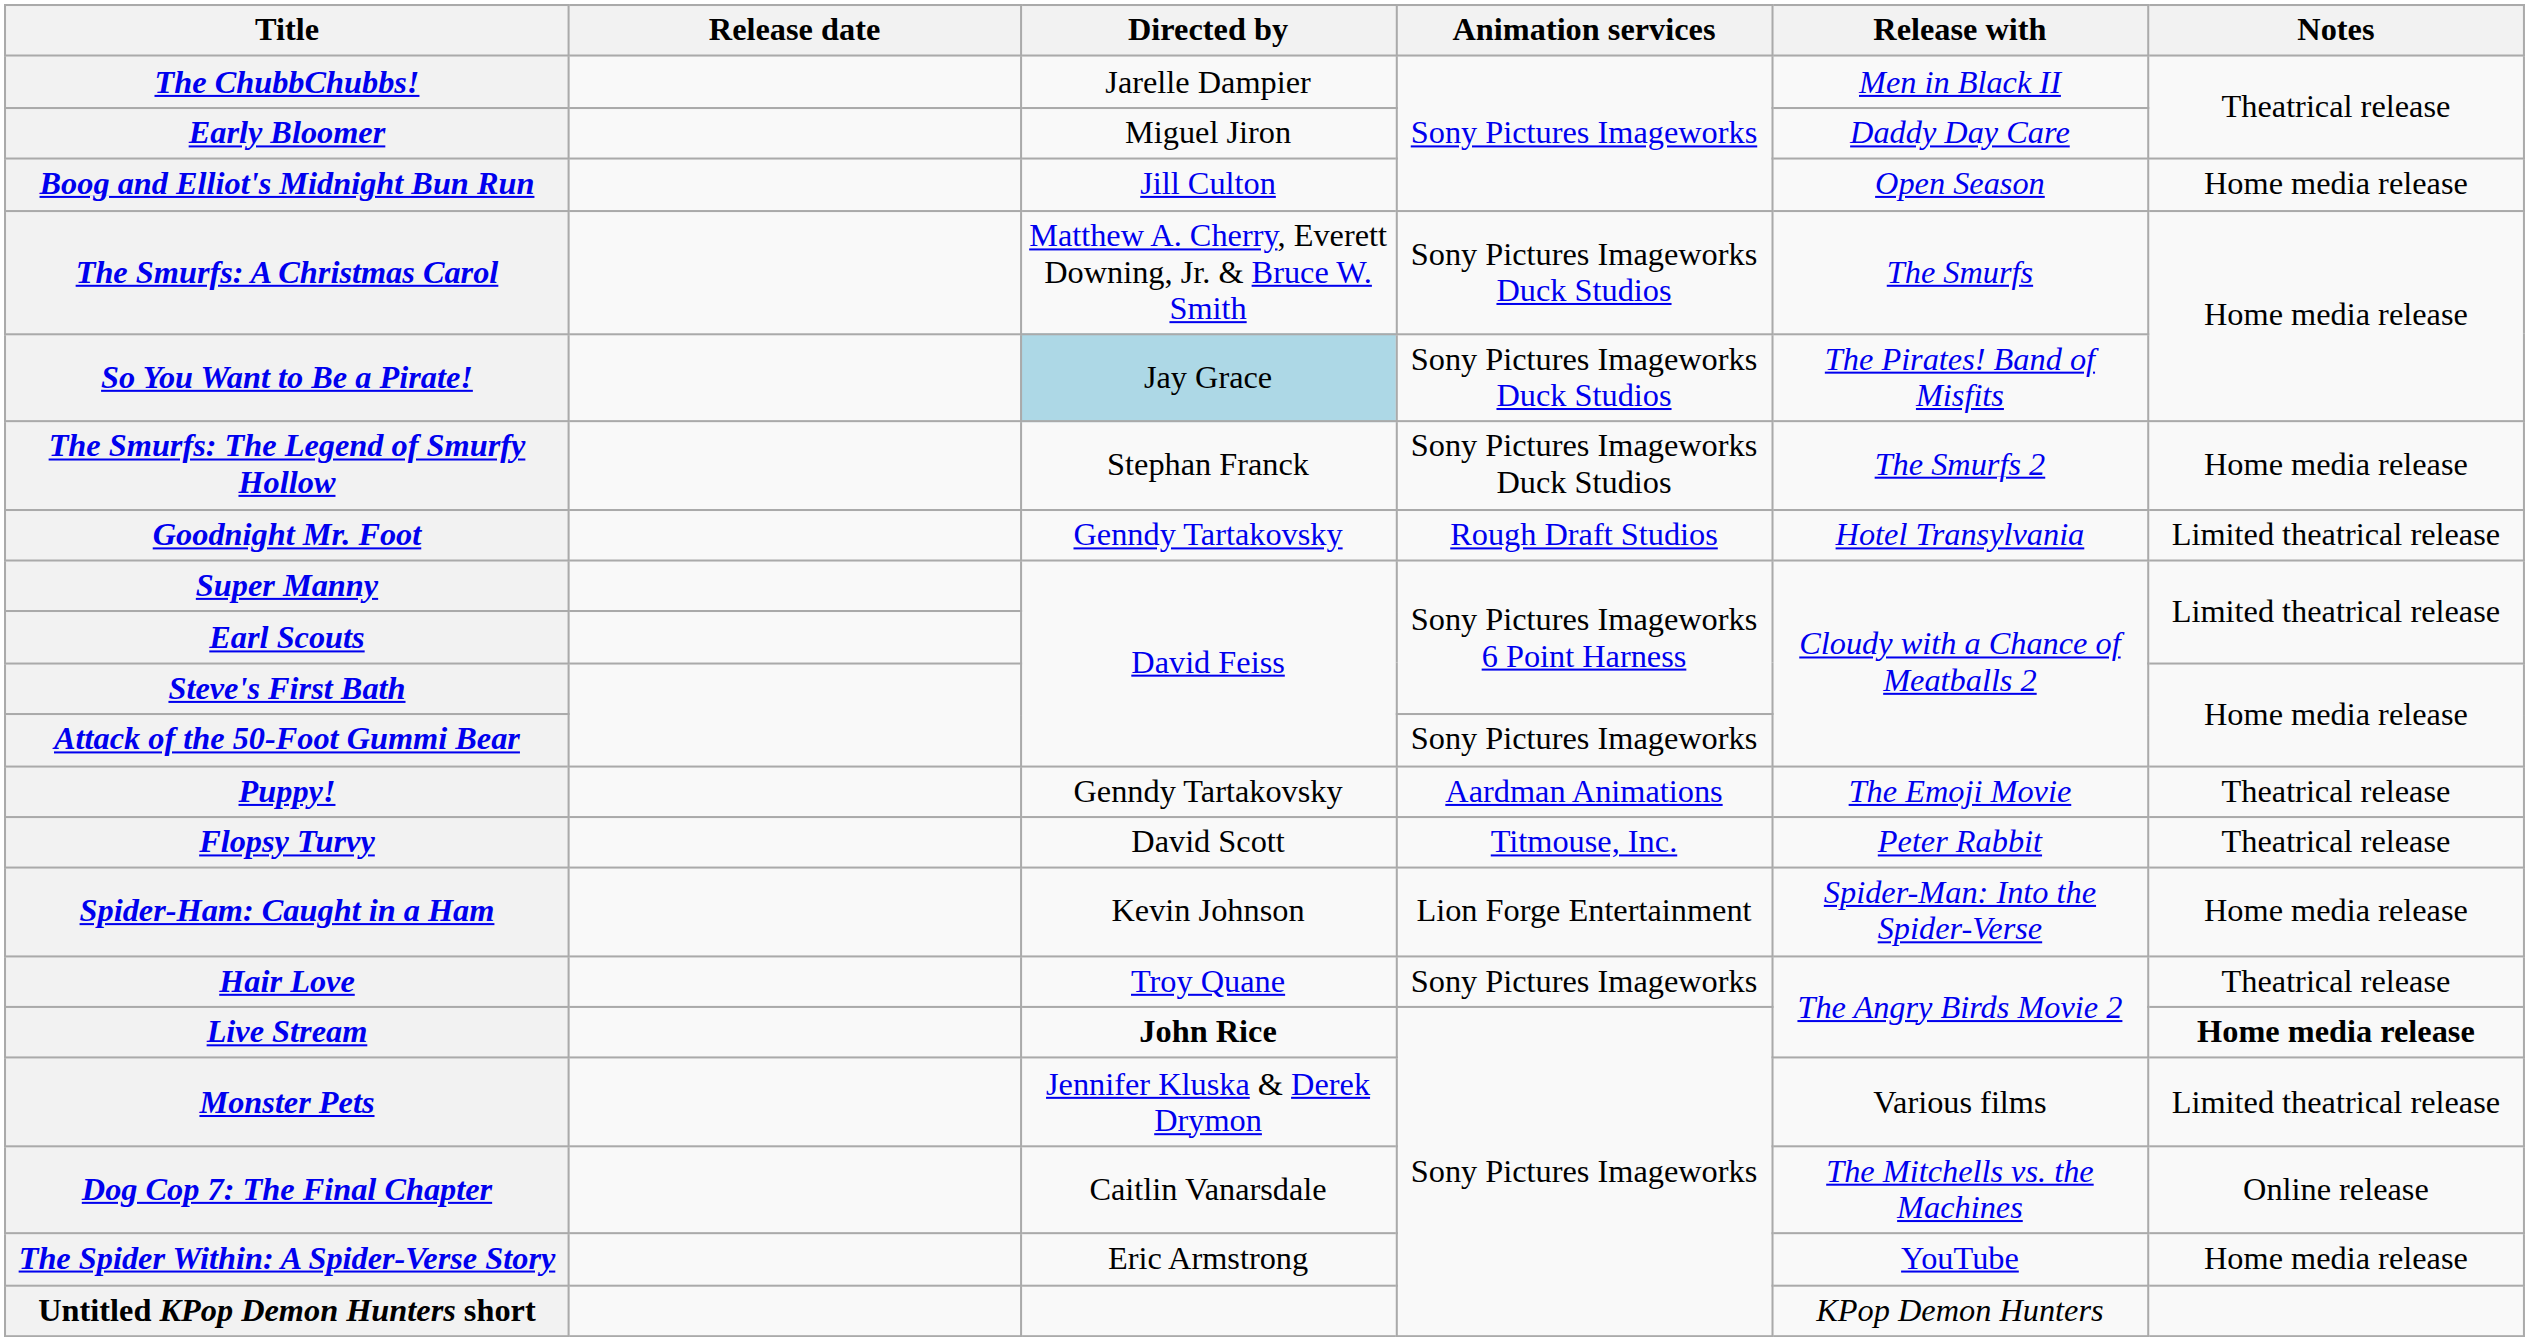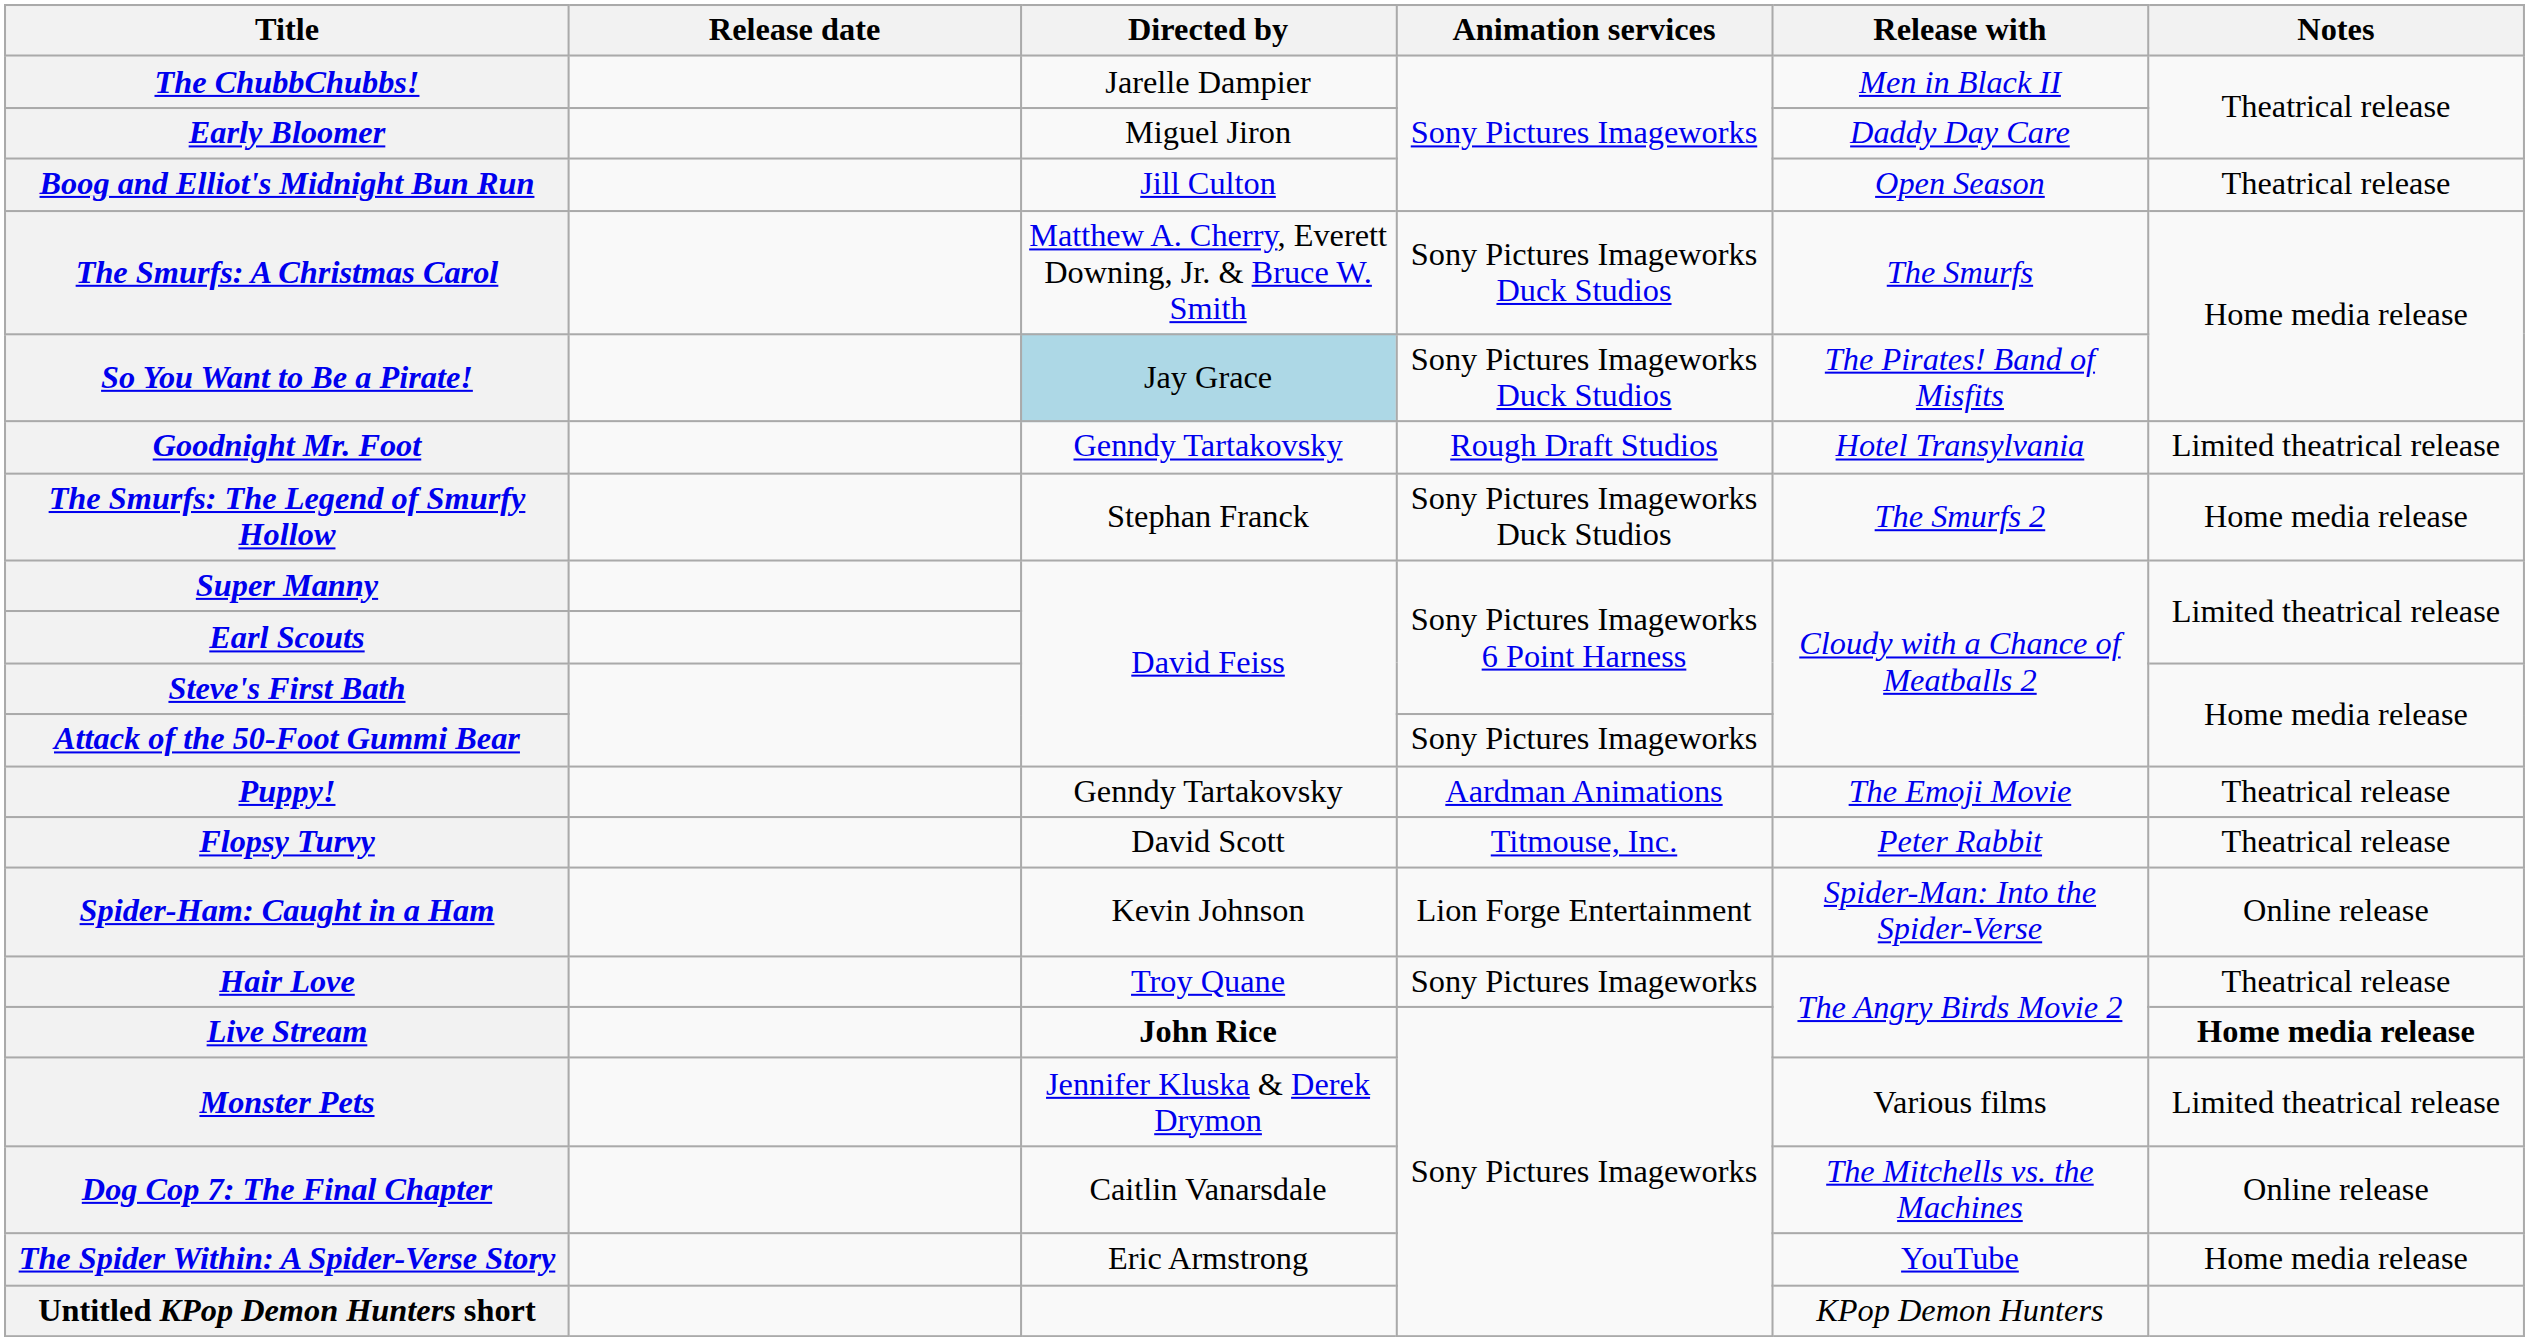(2336, 183) Home media release -> (2336, 183) Theatrical release
rows swapped: (287, 534) <-> (287, 464)
(2336, 911) Home media release -> (2336, 911) Online release
